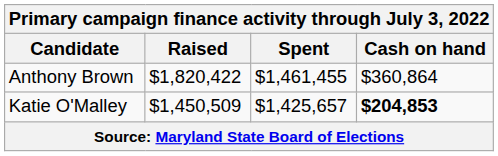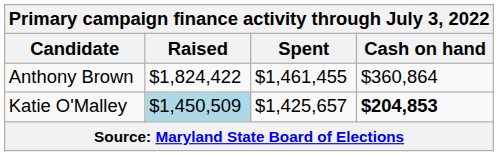(195, 77) $1,820,422 -> (195, 77) $1,824,422
(195, 106) no background -> (195, 106) lightblue background
